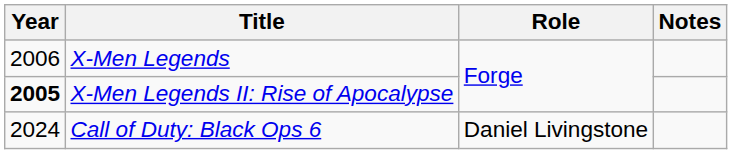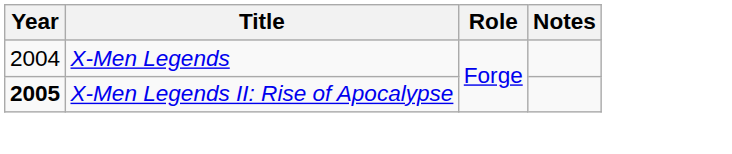(35, 58) 2006 -> (35, 58) 2004
- row: (196, 129)
